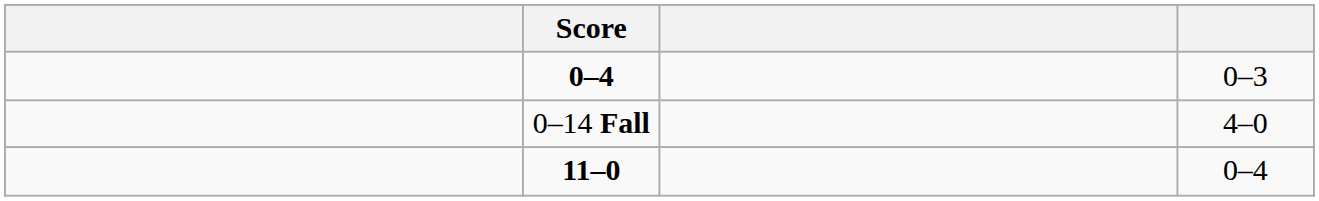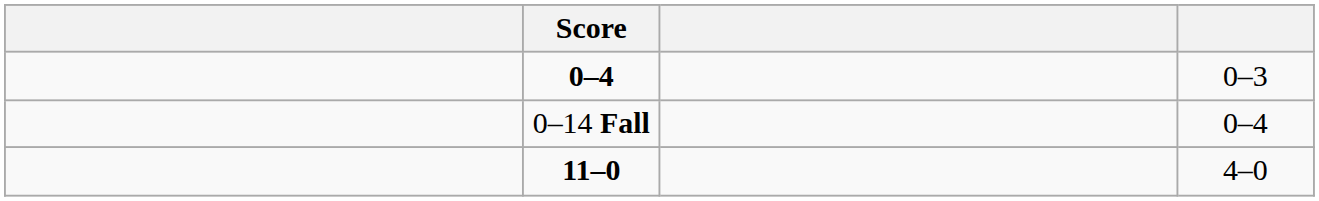(1245, 123) 4–0 -> (1245, 123) 0–4
(1245, 170) 0–4 -> (1245, 170) 4–0
